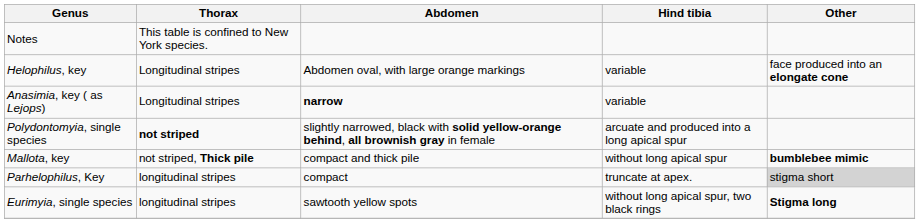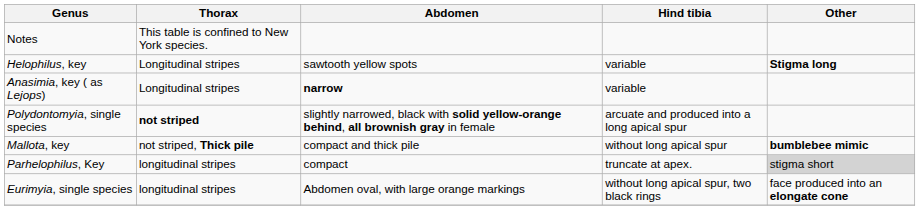(414, 70) Abdomen oval, with large orange markings -> (360, 63) sawtooth yellow spots
(826, 70) face produced into an elongate cone -> (803, 63) Stigma long
(360, 202) sawtooth yellow spots -> (414, 189) Abdomen oval, with large orange markings
(803, 202) Stigma long -> (826, 189) face produced into an elongate cone
